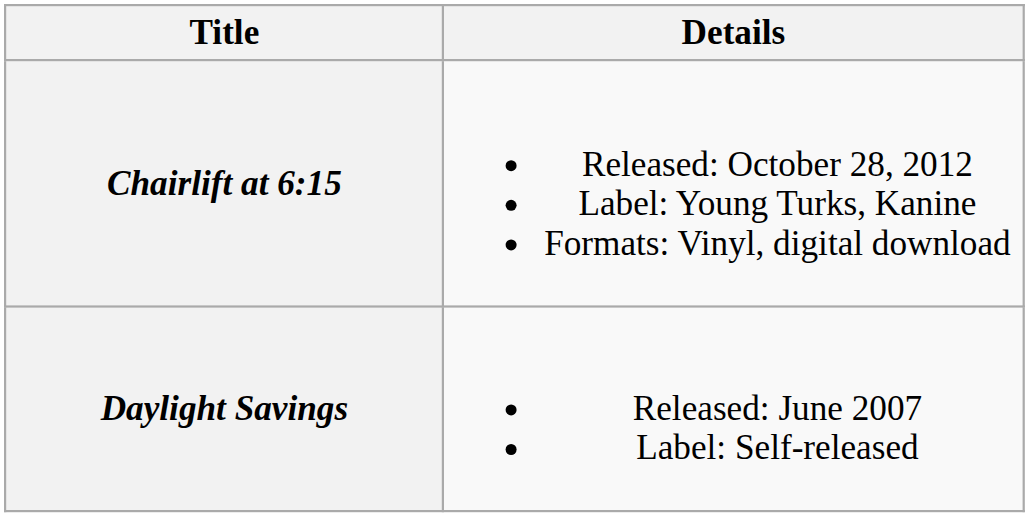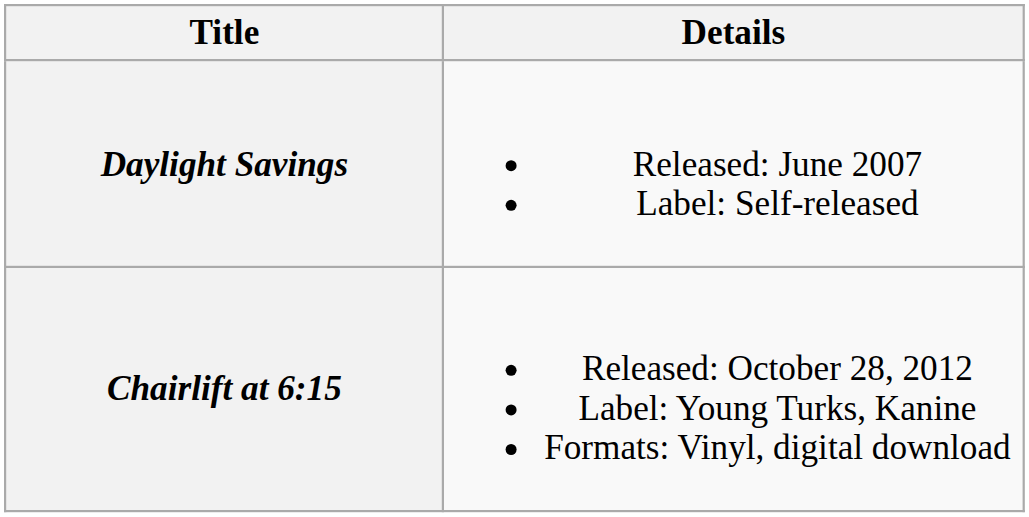rows swapped: (224, 408) <-> (224, 182)
